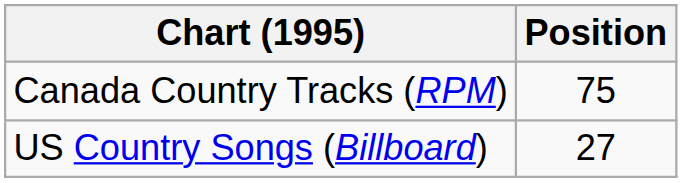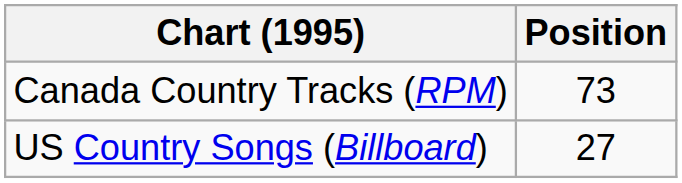(596, 90) 75 -> (596, 90) 73
